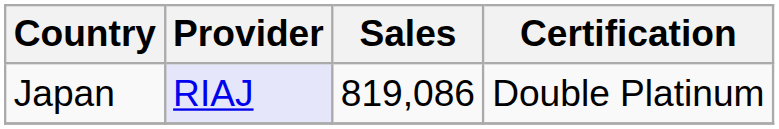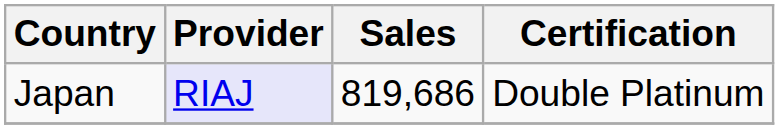(408, 92) 819,086 -> (408, 92) 819,686
